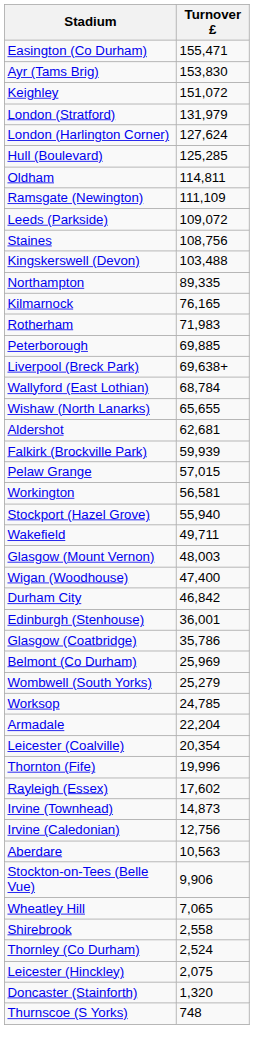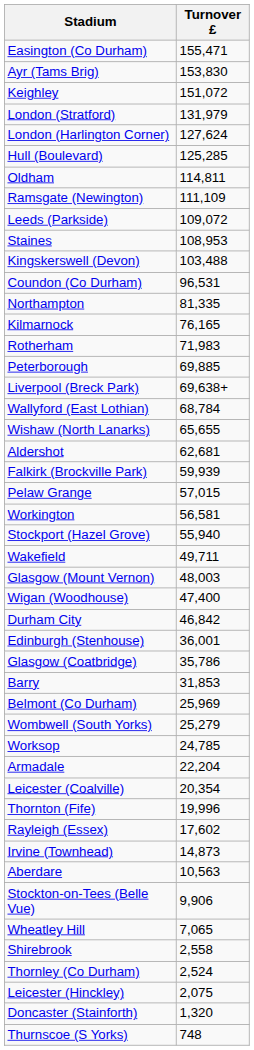(204, 240) 108,756 -> (204, 240) 108,953
+ row: (75, 282)
(200, 282) 89,335 -> (200, 303) 81,335
+ row: (23, 682)
- row: (64, 830)
